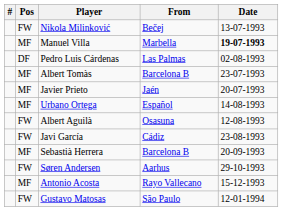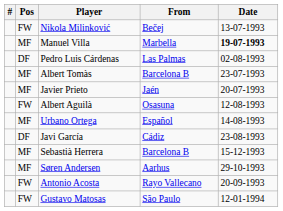rows swapped: (66, 121) <-> (69, 105)
(25, 136) FW -> (24, 136) DF
(242, 152) 20-09-1993 -> (242, 152) 15-12-1993
(25, 167) FW -> (24, 167) MF
(24, 183) MF -> (25, 183) FW
(242, 183) 15-12-1993 -> (242, 183) 20-09-1993
